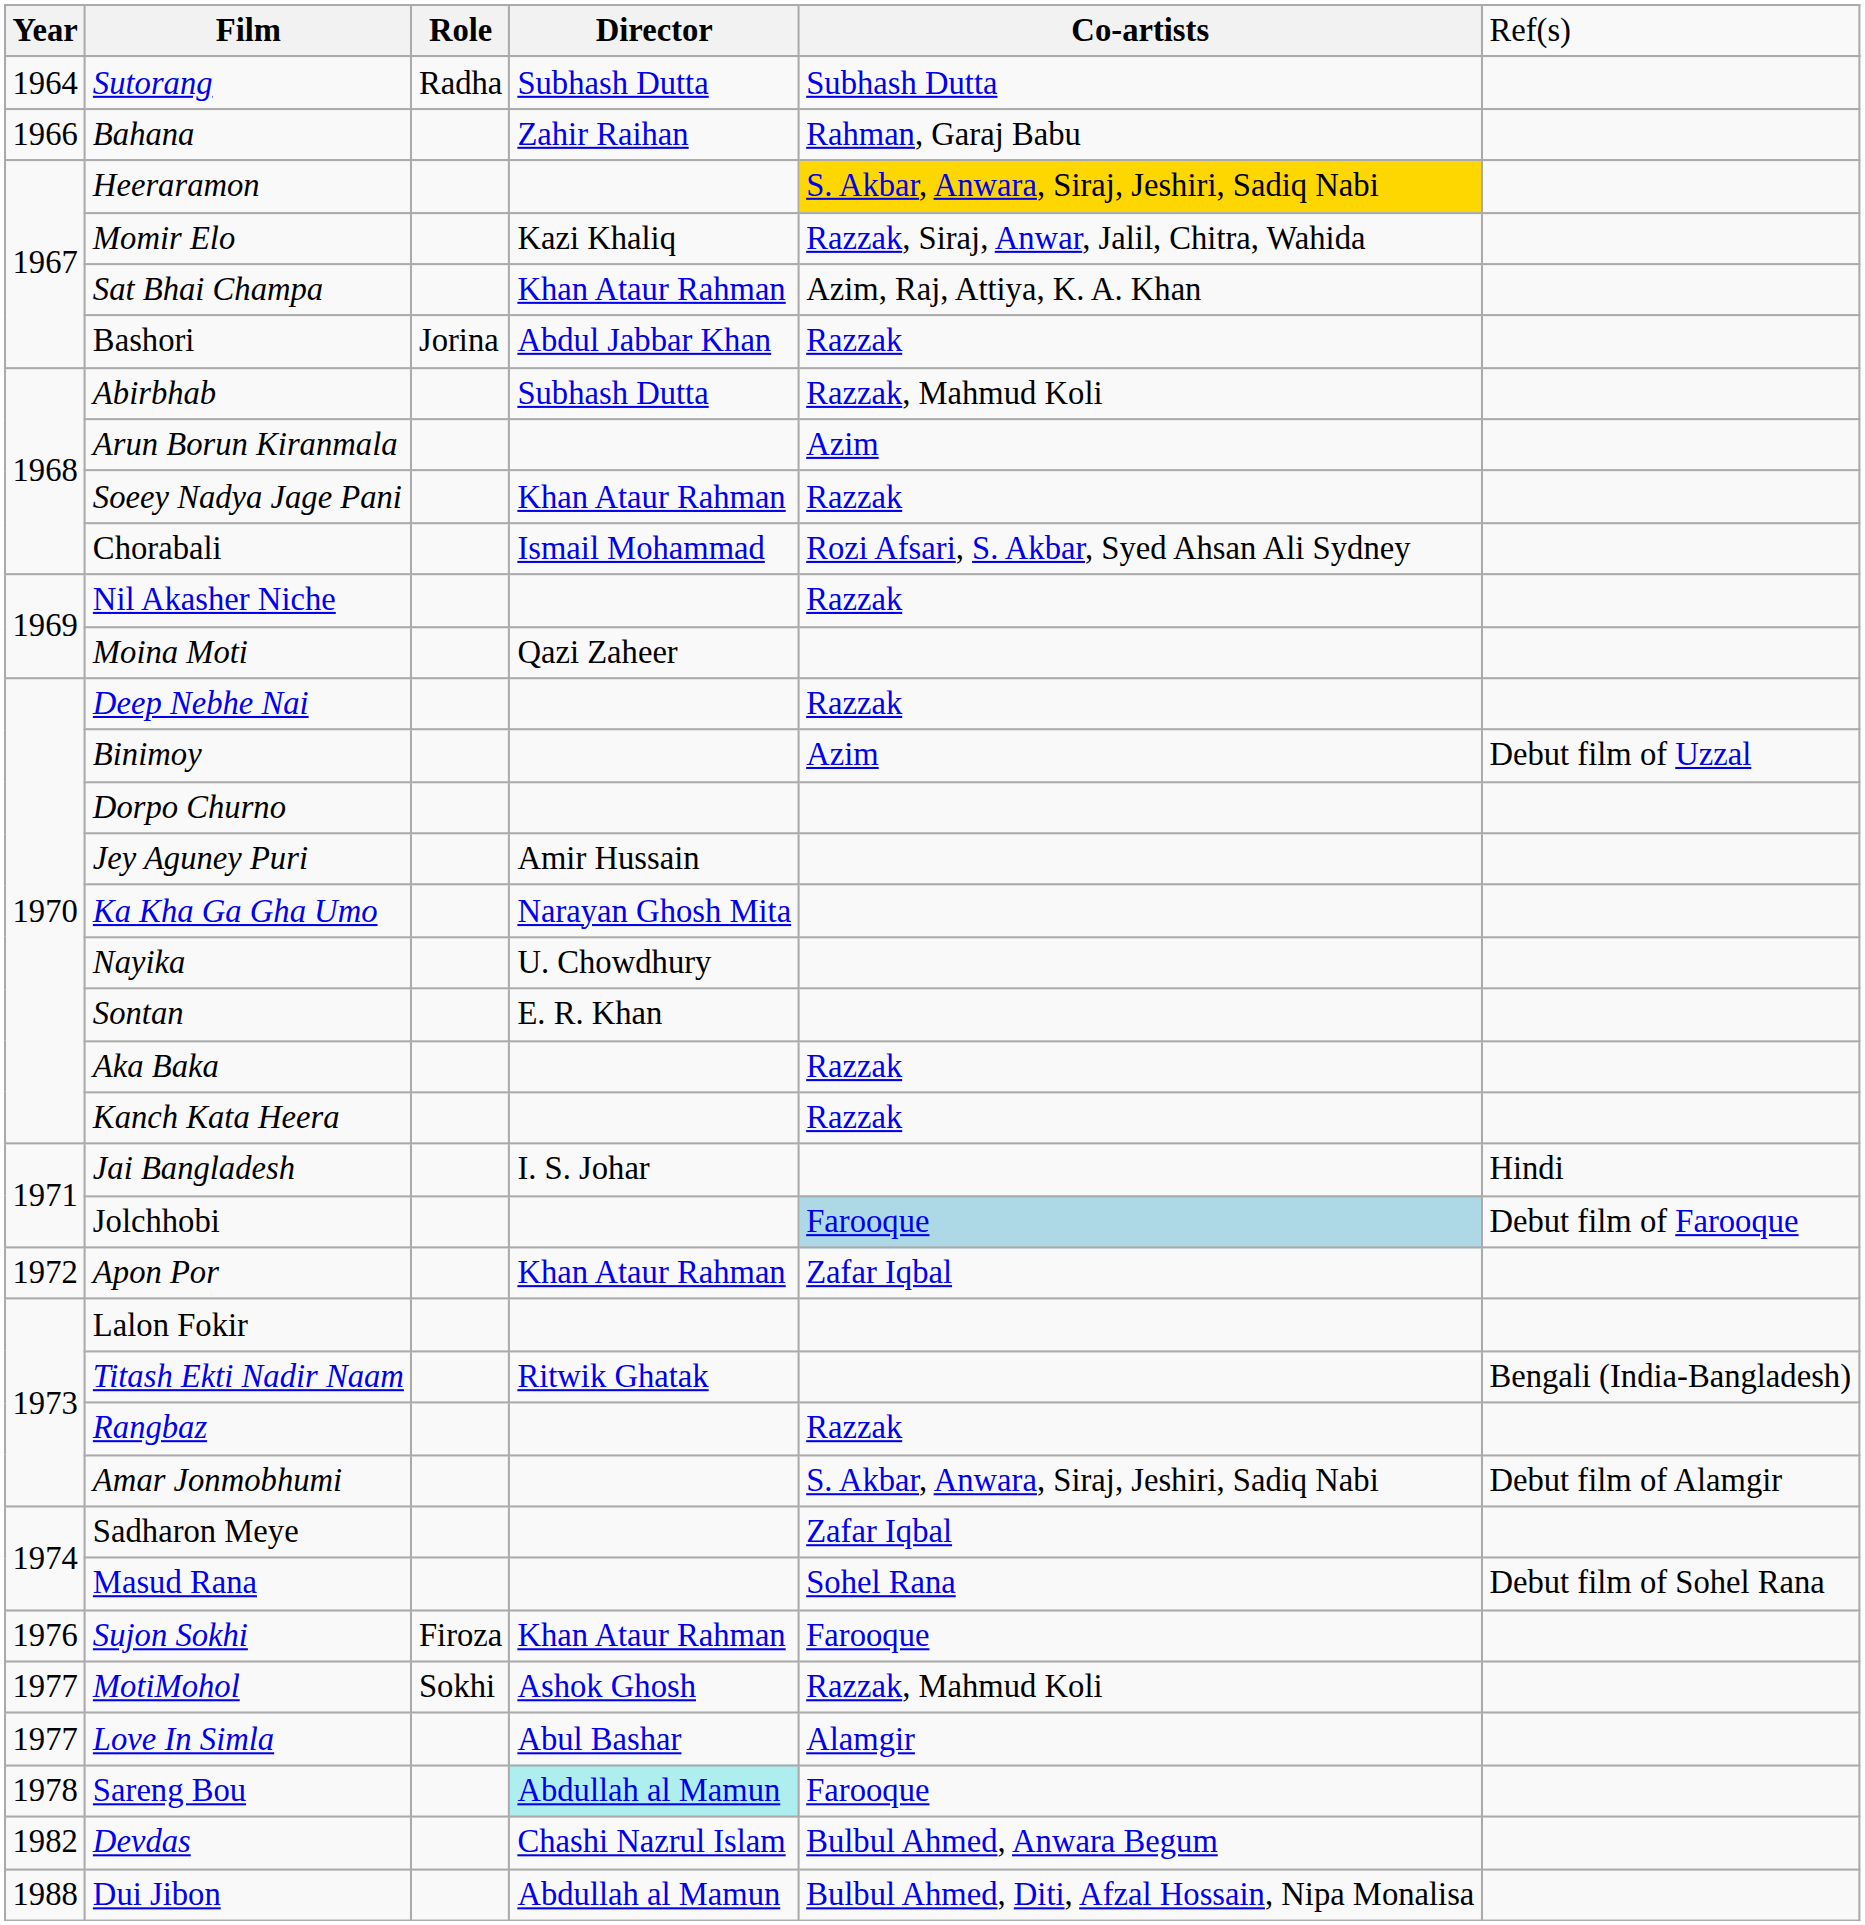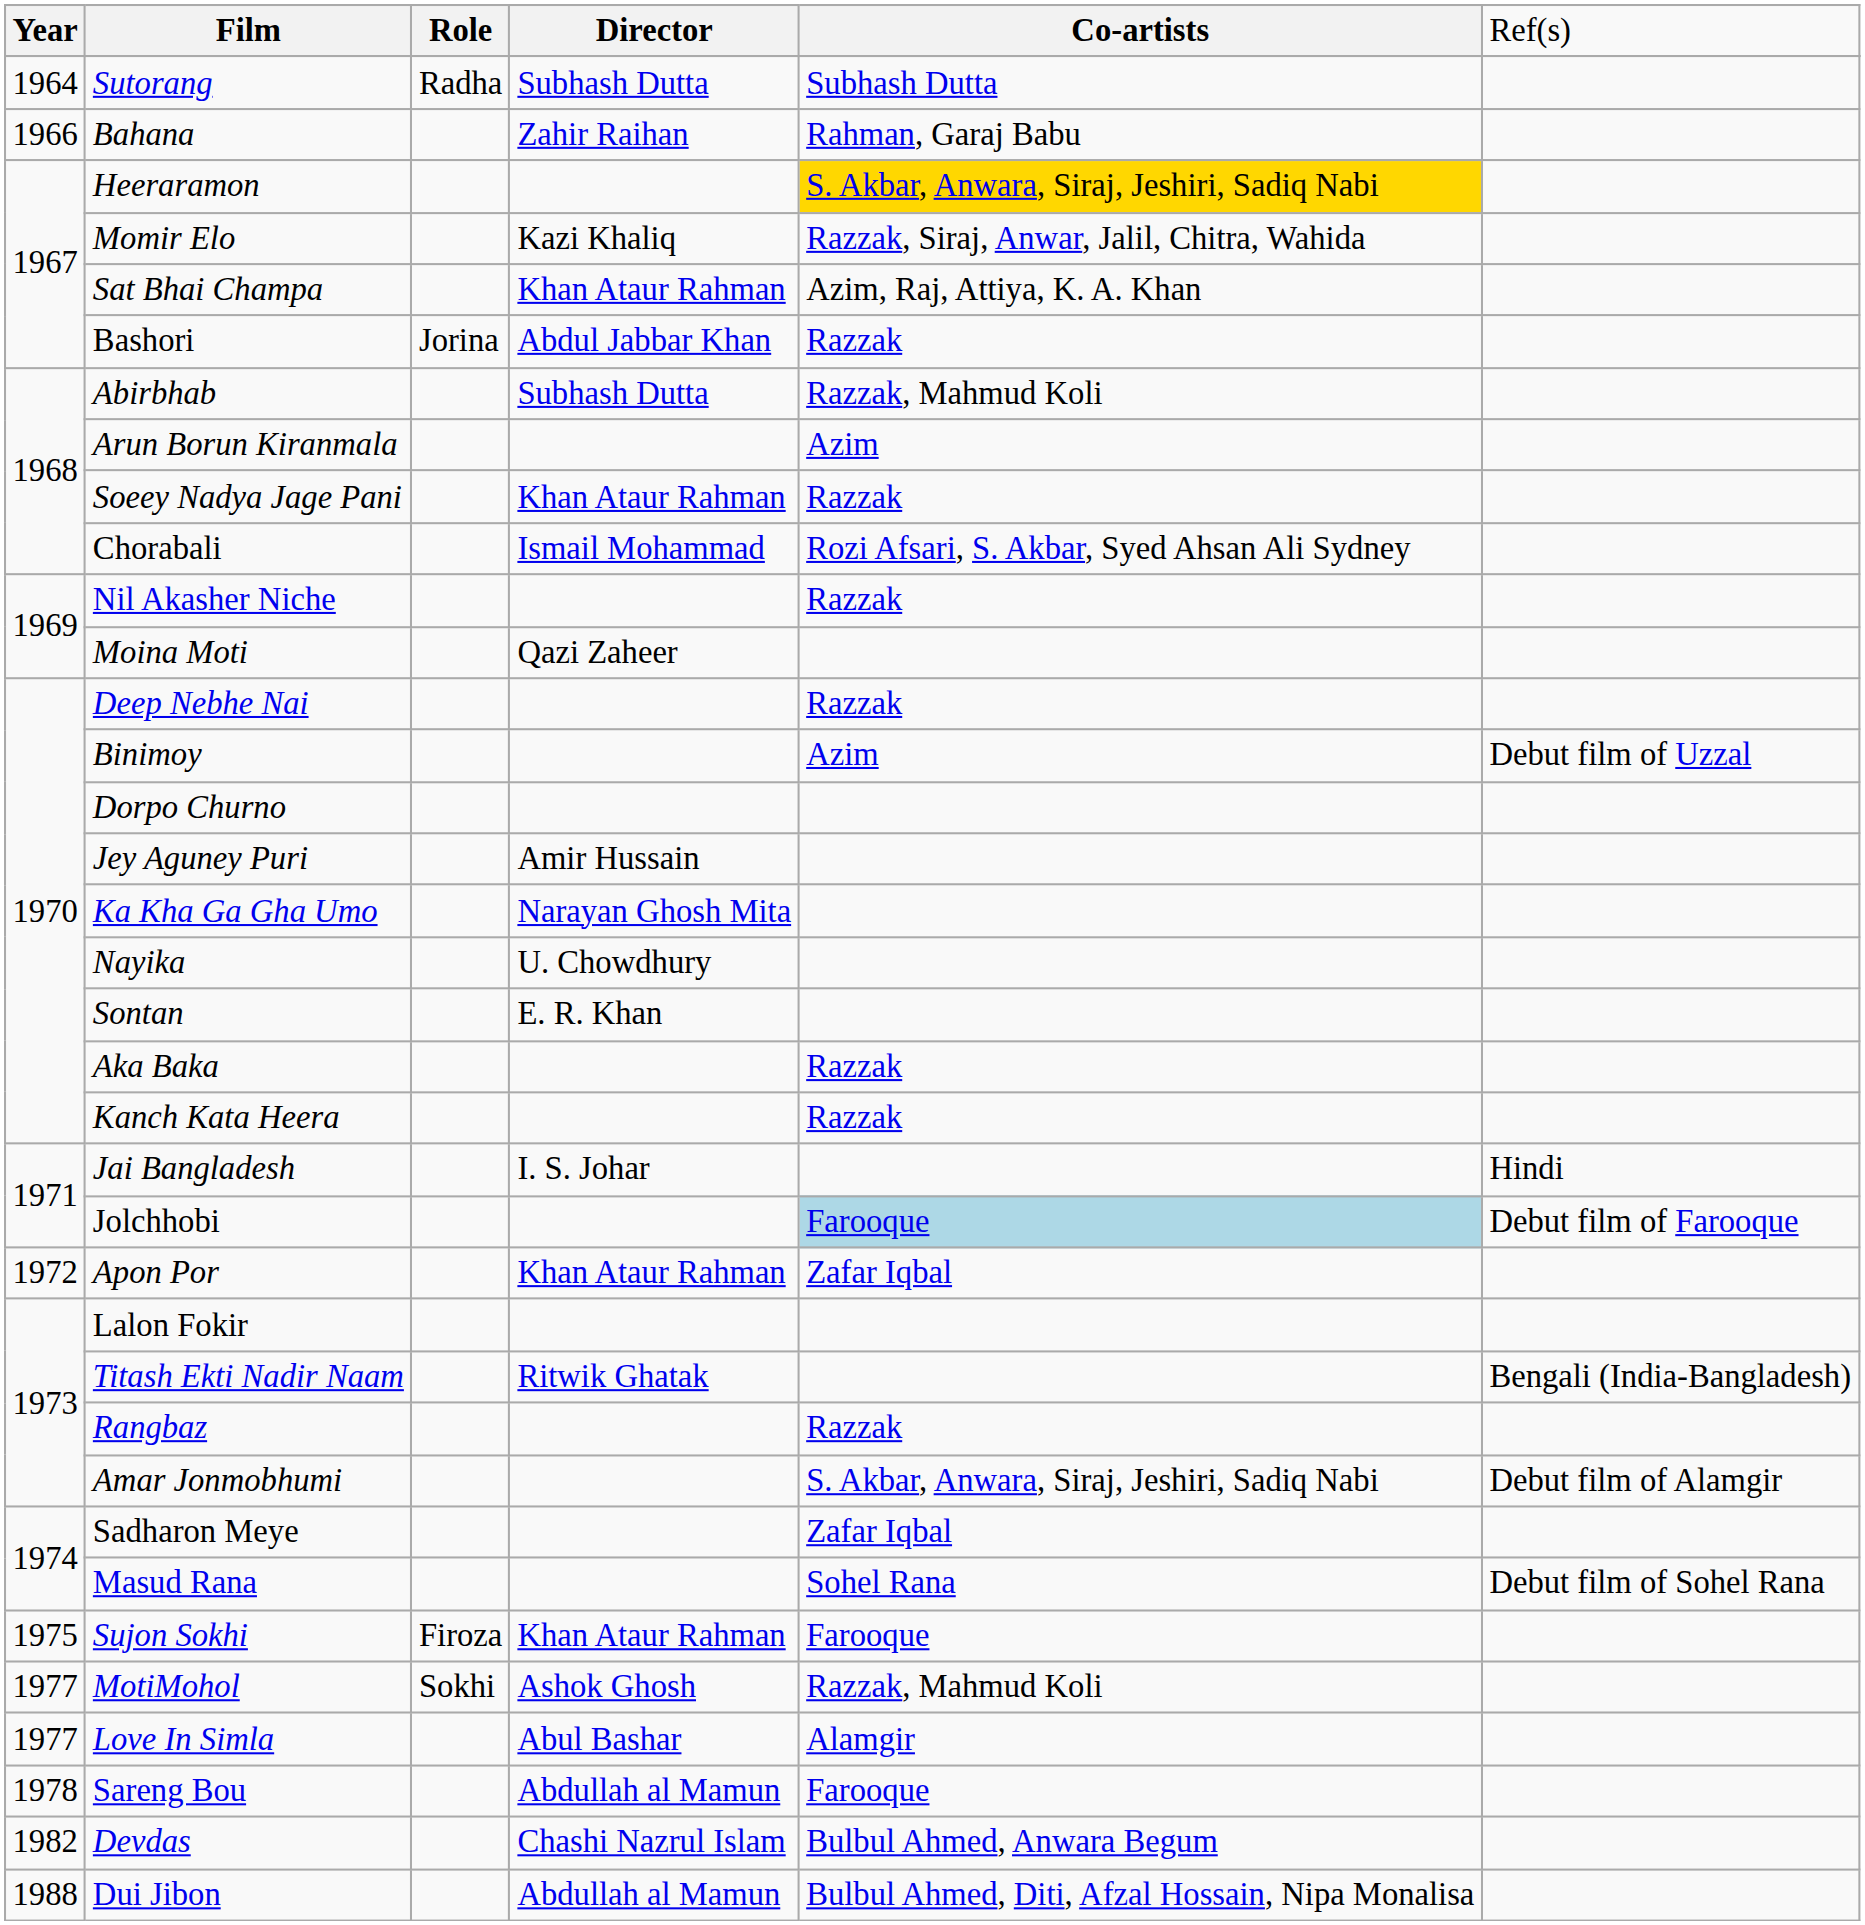(45, 1635) 1976 -> (45, 1635) 1975
(649, 1790) paleturquoise background -> (649, 1790) no background
